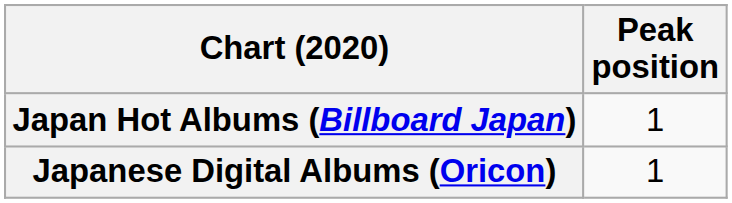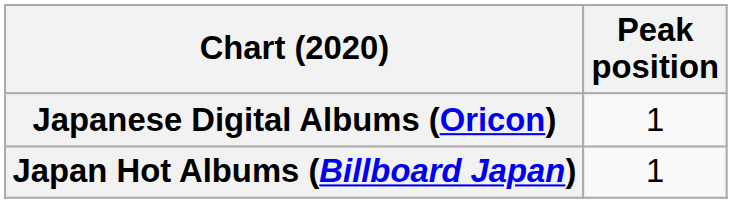rows swapped: (294, 119) <-> (294, 171)
